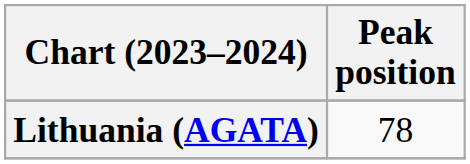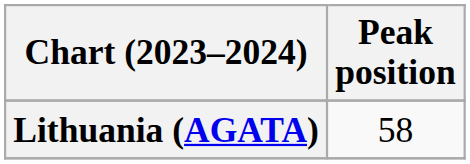(395, 128) 78 -> (395, 128) 58
